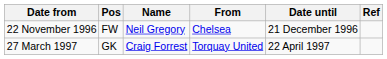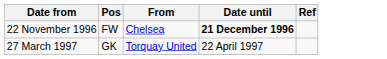- column: (156, 12)
(313, 29) normal -> (248, 29) bold
